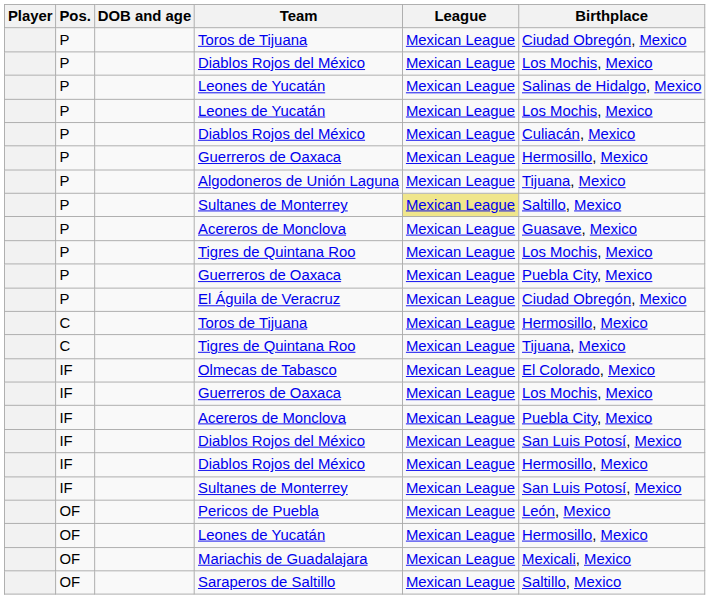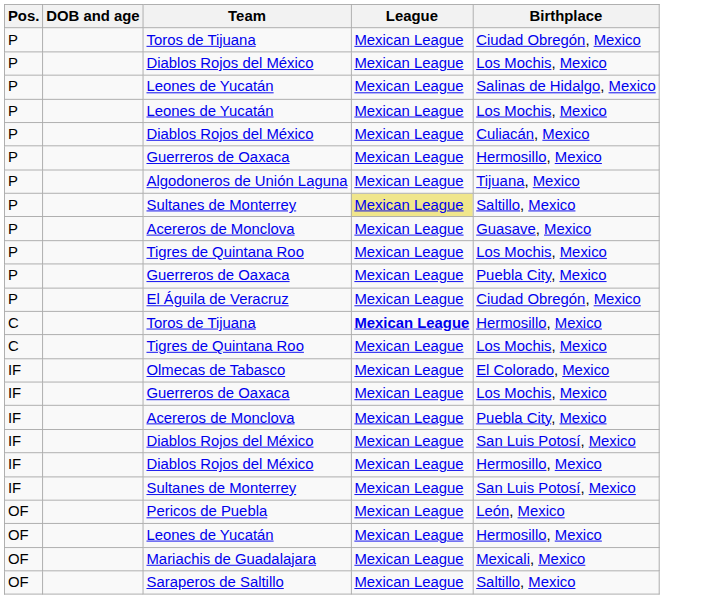- column: (30, 16)
(461, 323) normal -> (412, 323) bold
(574, 346) Tijuana, Mexico -> (542, 346) Los Mochis, Mexico
